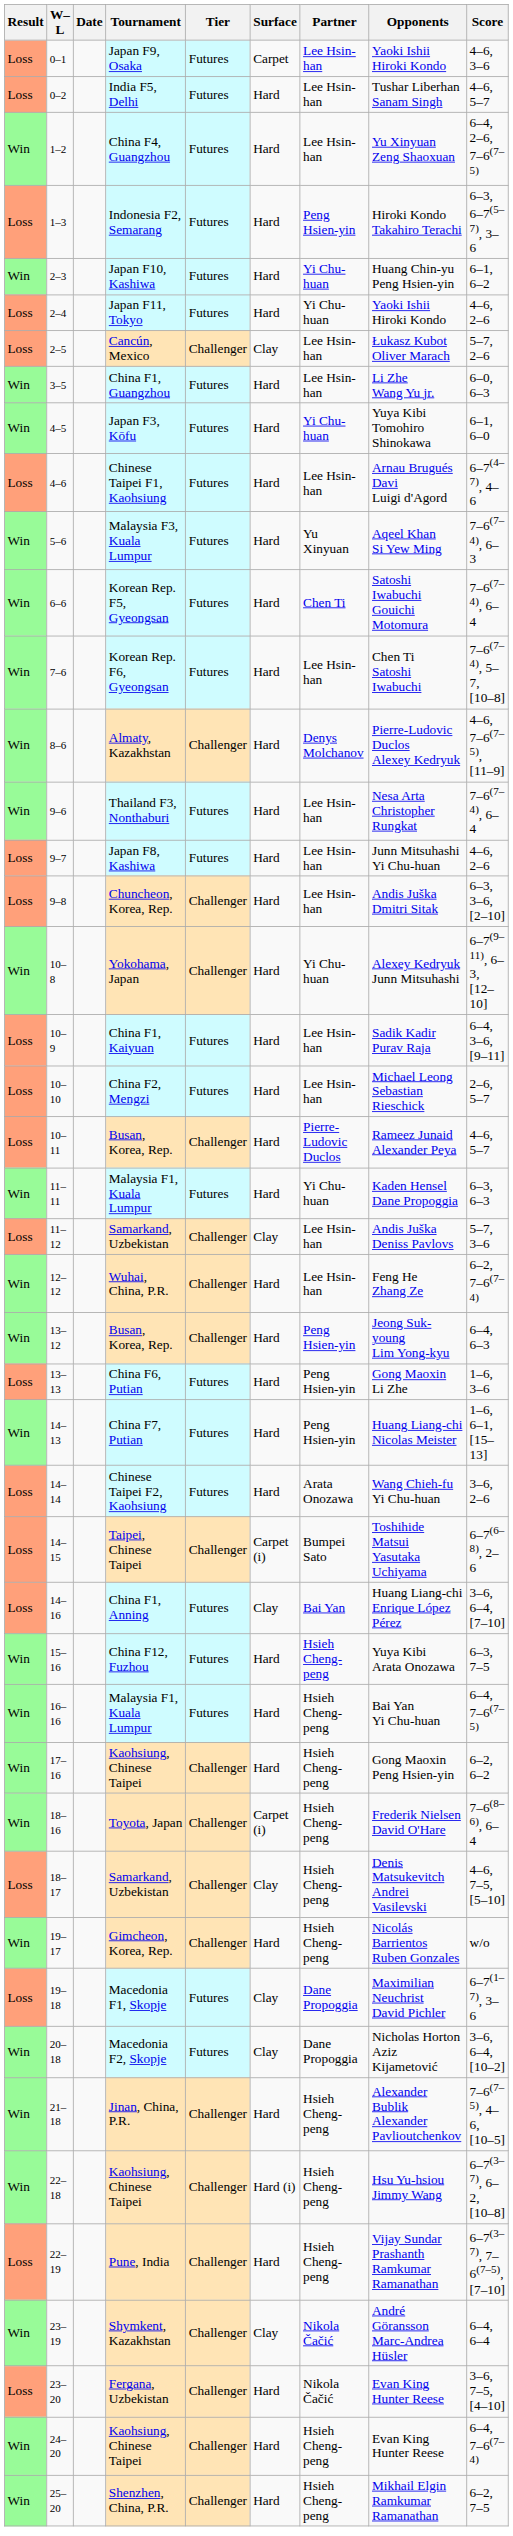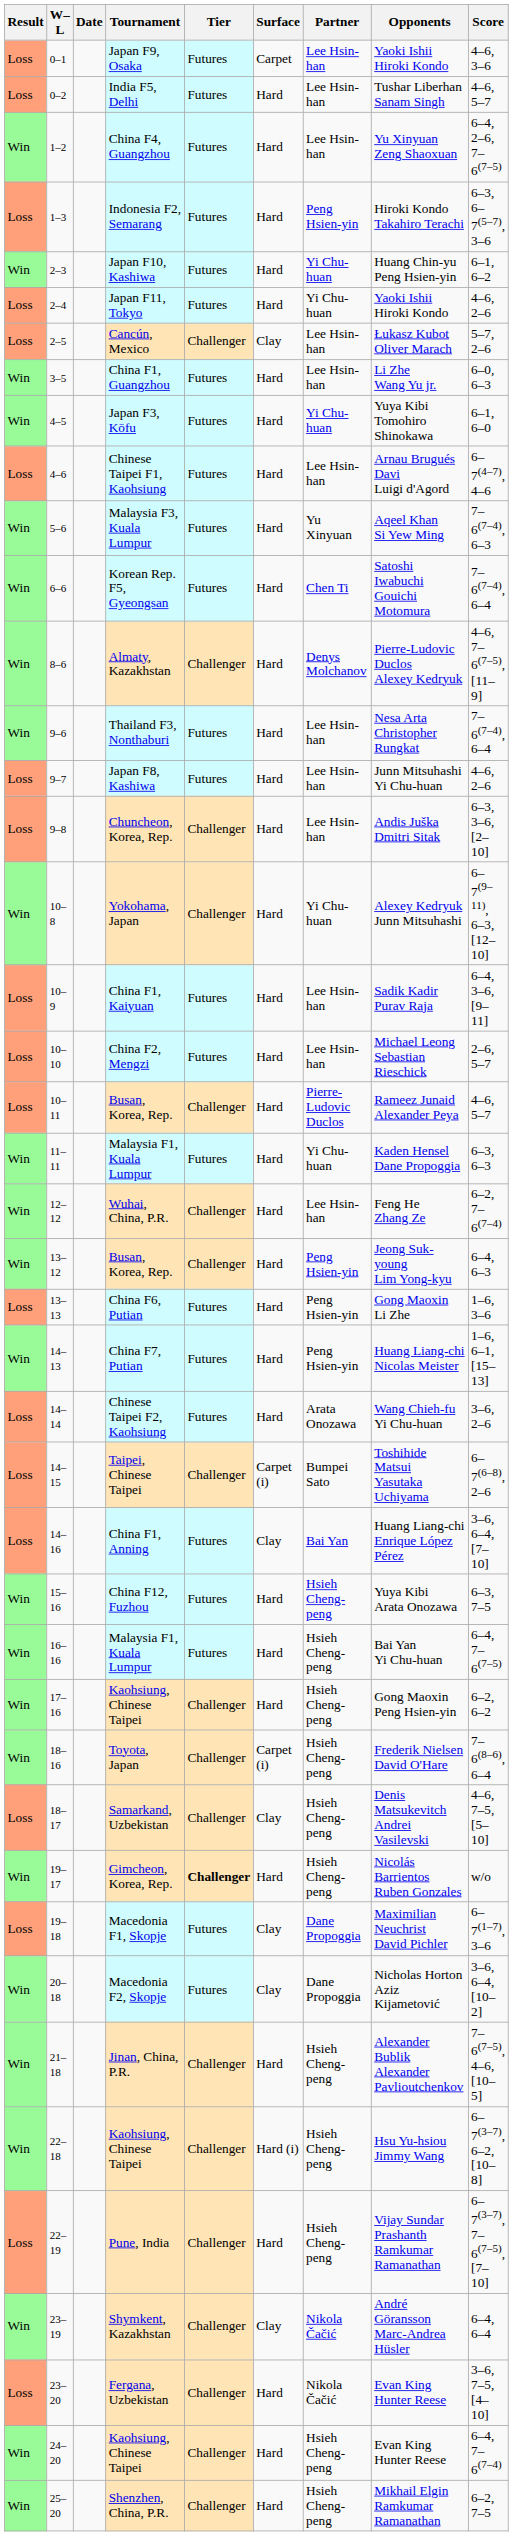- row: (58, 673)
- row: (58, 1237)
(218, 1942) normal -> (219, 1876) bold
